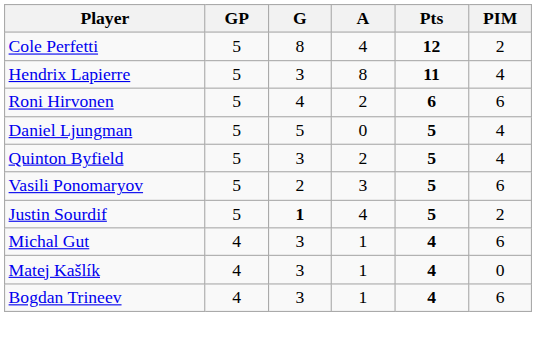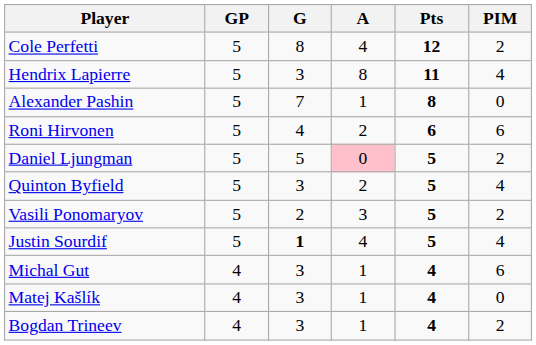+ row: (71, 102)
(363, 130) no background -> (363, 158) pink background
(500, 130) 4 -> (500, 158) 2
(500, 185) 6 -> (500, 213) 2
(500, 213) 2 -> (500, 241) 4
(500, 297) 6 -> (500, 325) 2
